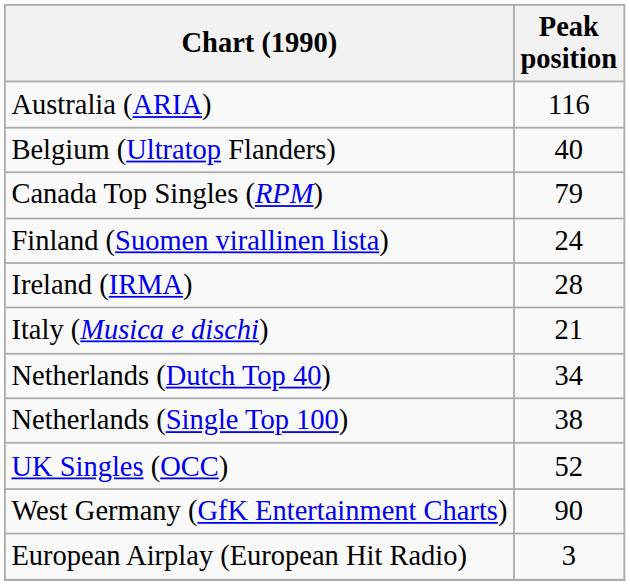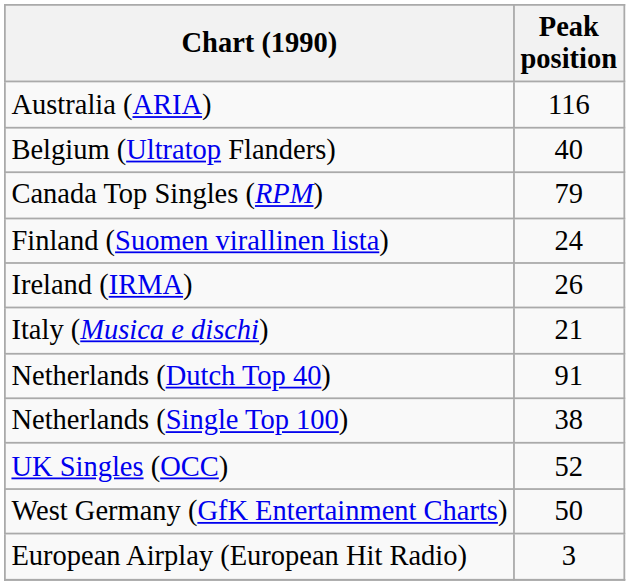(569, 284) 28 -> (569, 284) 26
(569, 375) 34 -> (569, 375) 91
(569, 510) 90 -> (569, 510) 50
